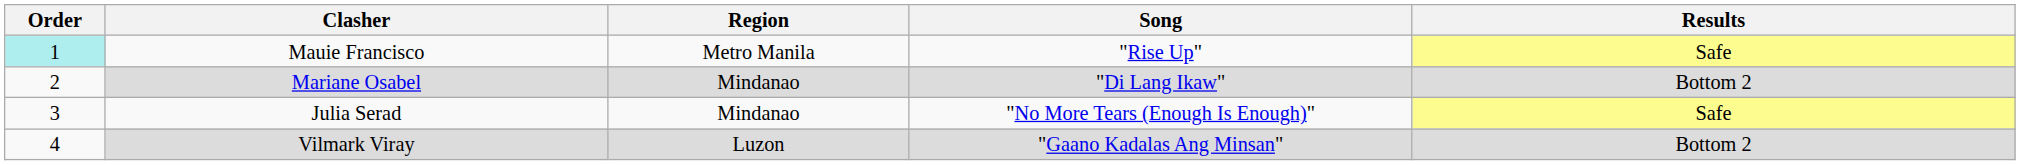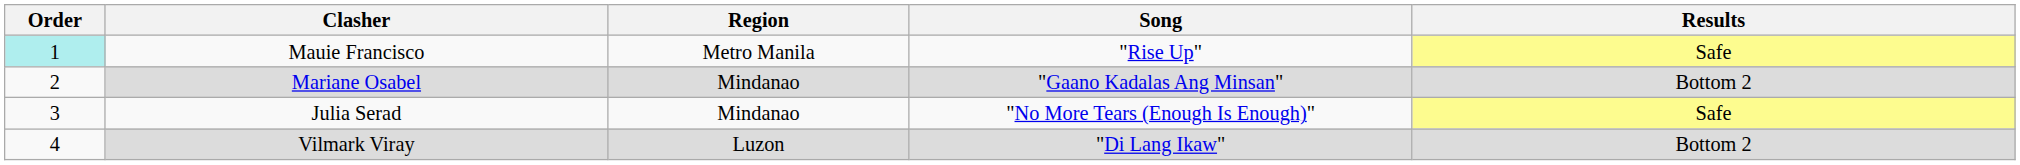(1161, 82) "Di Lang Ikaw" -> (1161, 82) "Gaano Kadalas Ang Minsan"
(1161, 144) "Gaano Kadalas Ang Minsan" -> (1161, 144) "Di Lang Ikaw"
